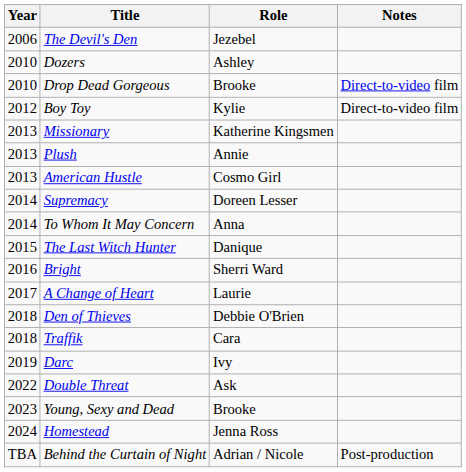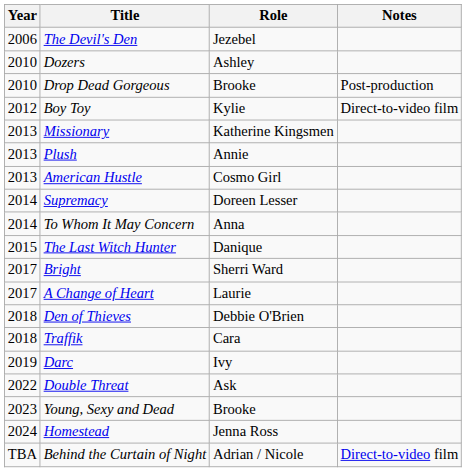(399, 85) Direct-to-video film -> (387, 85) Post-production
(22, 270) 2016 -> (22, 270) 2017
(387, 454) Post-production -> (399, 454) Direct-to-video film
